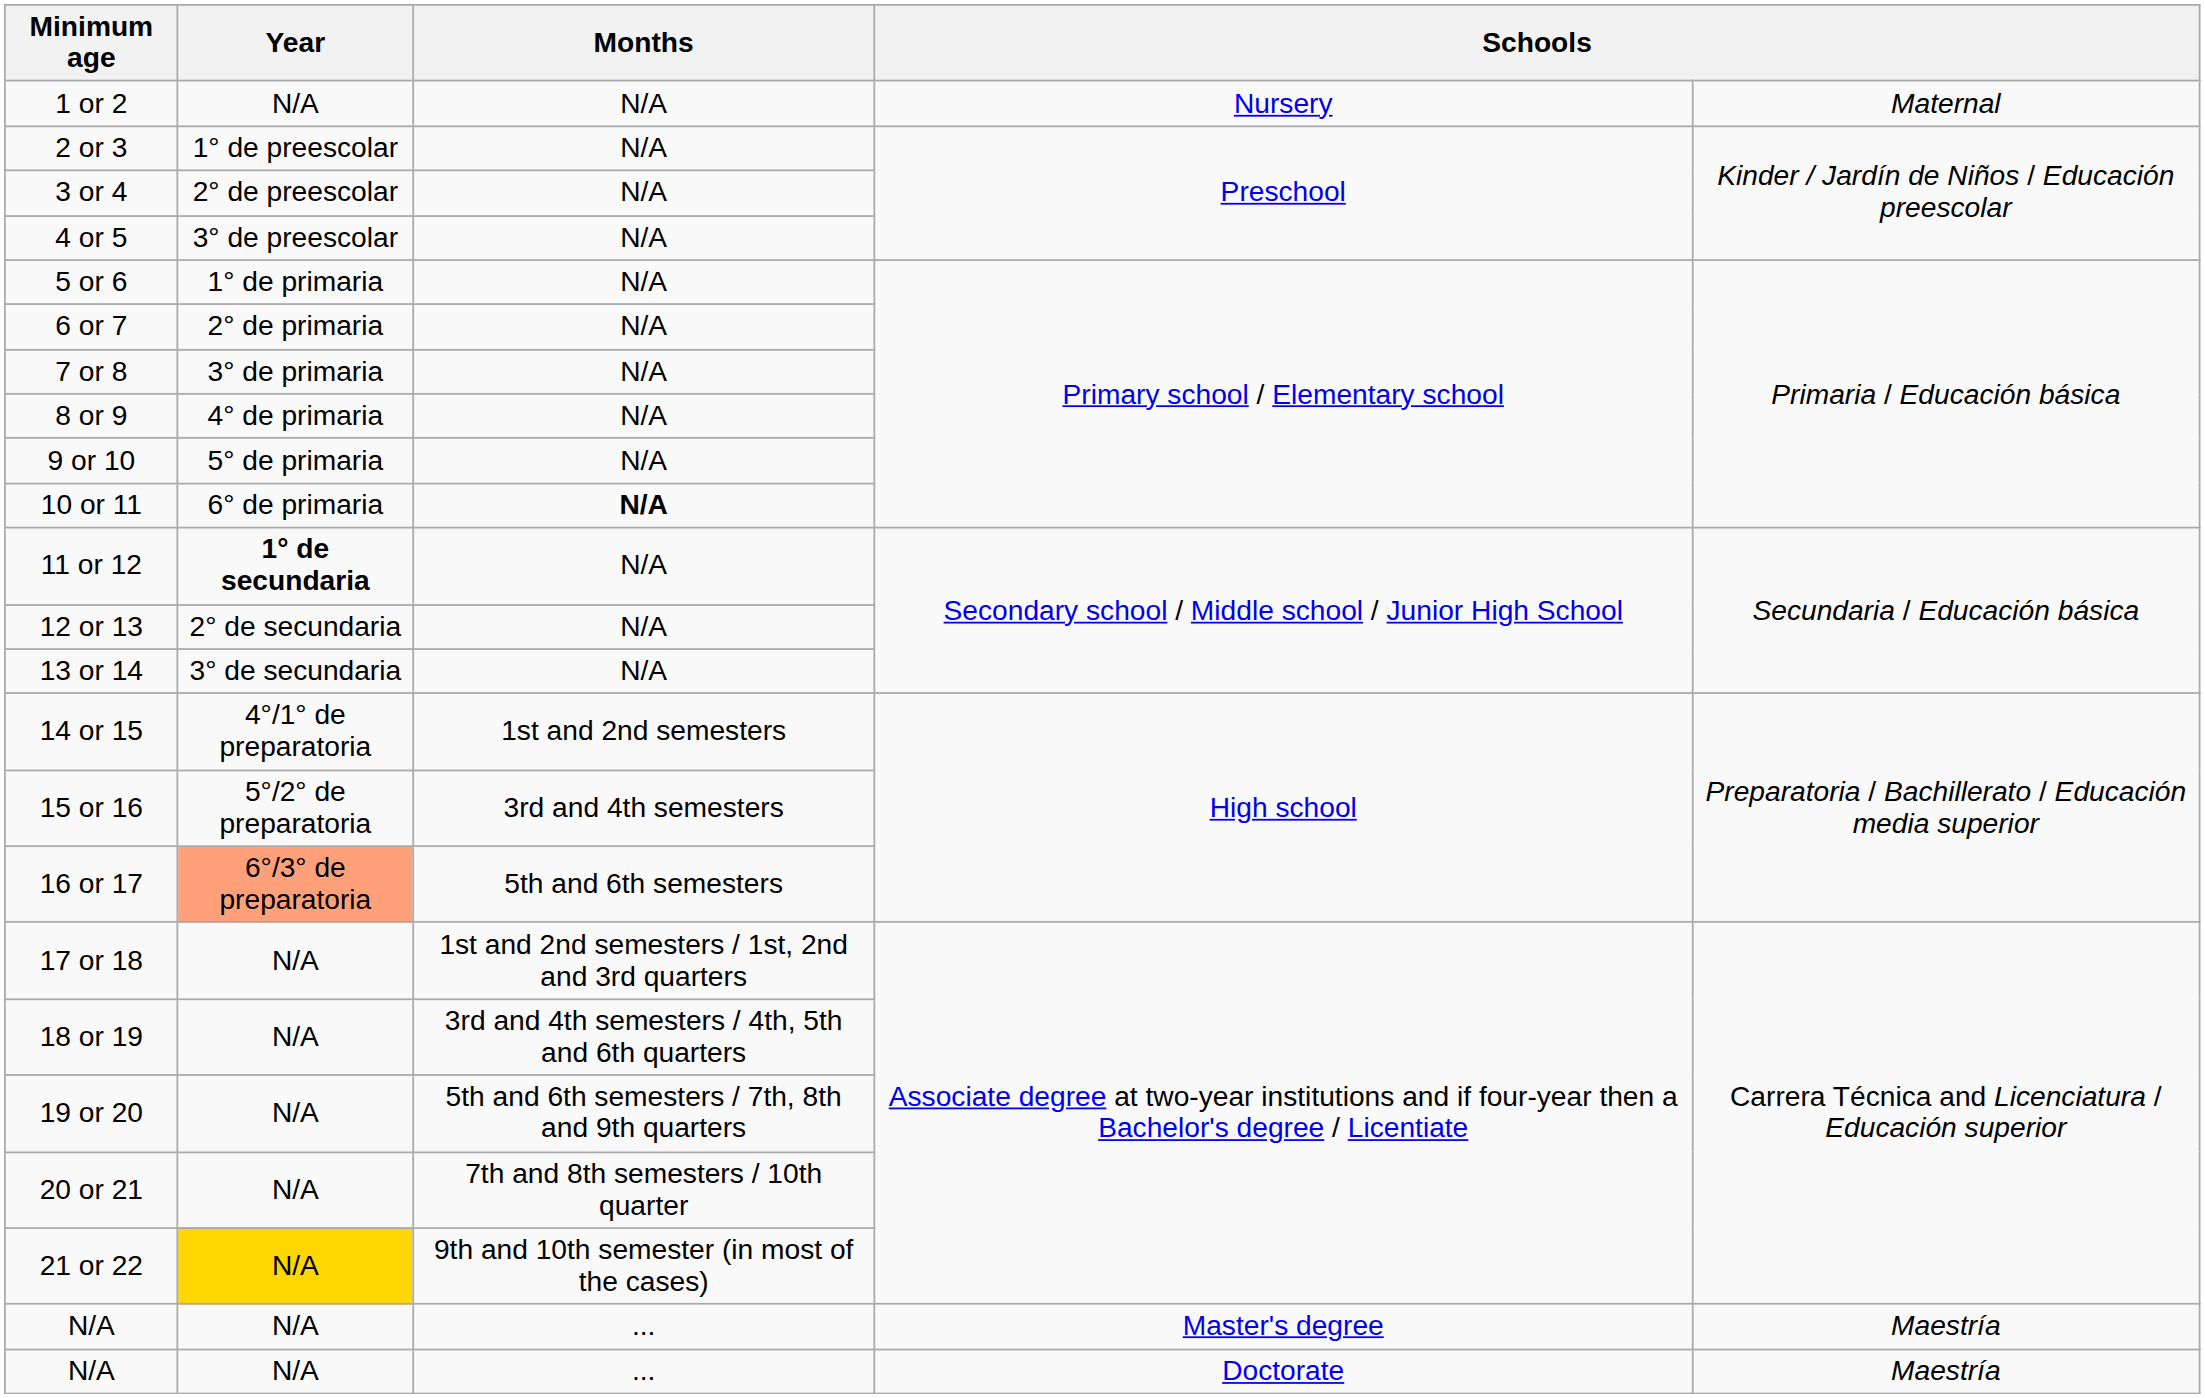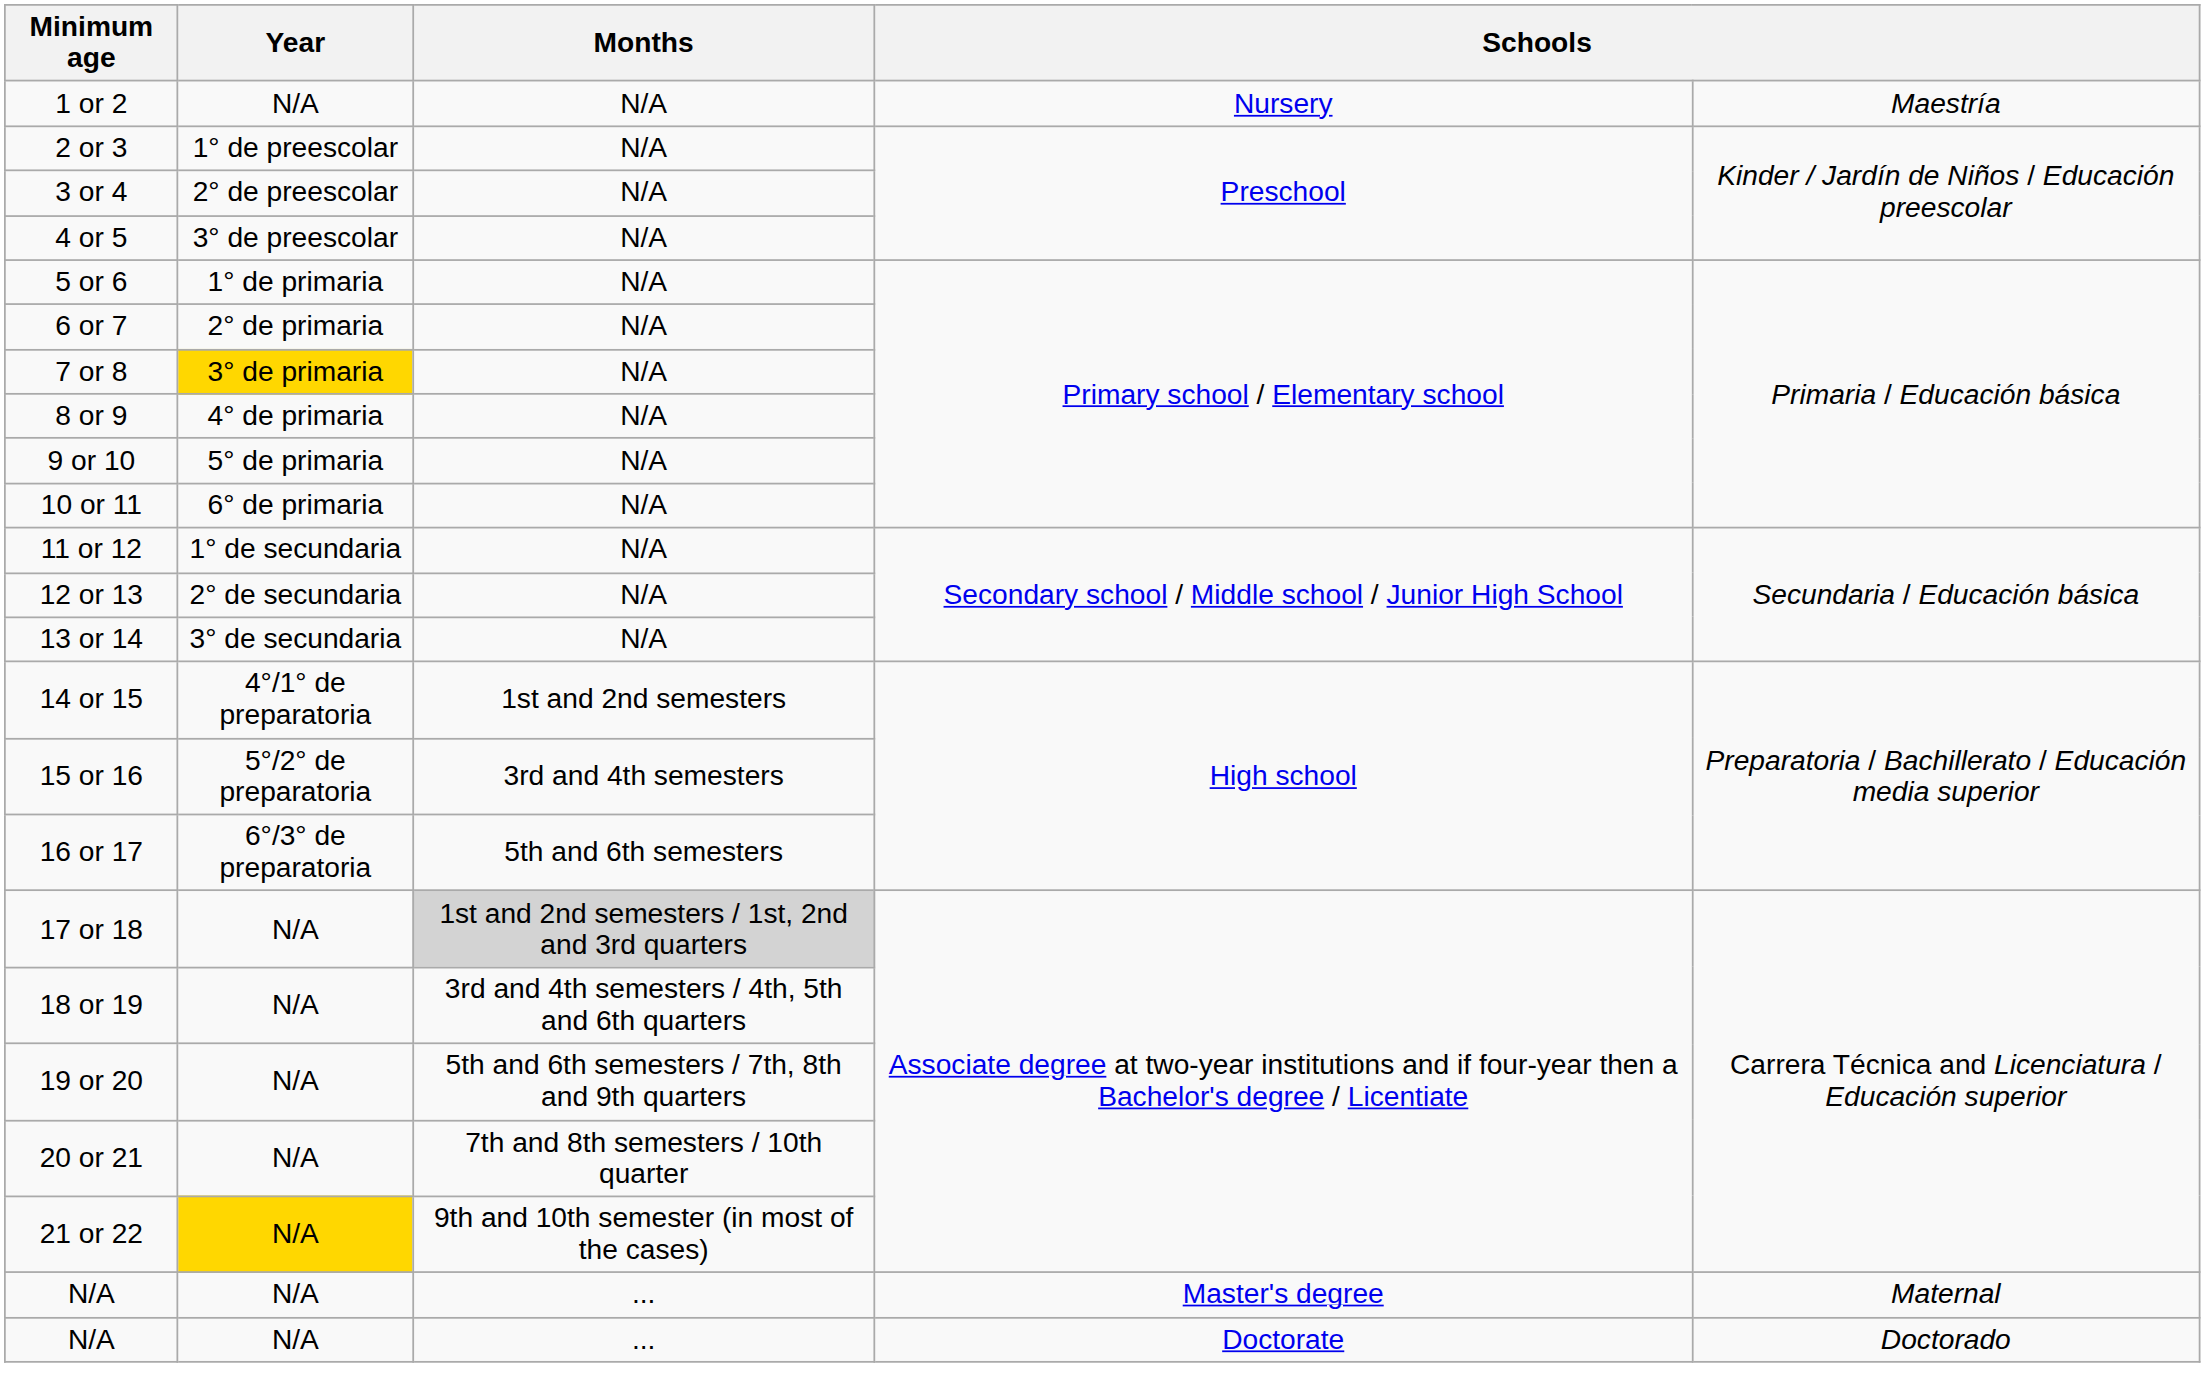(1946, 103) Maternal -> (1946, 103) Maestría
(295, 371) no background -> (295, 371) gold background
(644, 505) bold -> (644, 505) normal
(295, 565) bold -> (295, 549) normal
(295, 883) lightsalmon background -> (295, 852) no background
(644, 960) no background -> (644, 928) lightgrey background
(1946, 1326) Maestría -> (1946, 1294) Maternal
(1946, 1370) Maestría -> (1946, 1339) Doctorado
